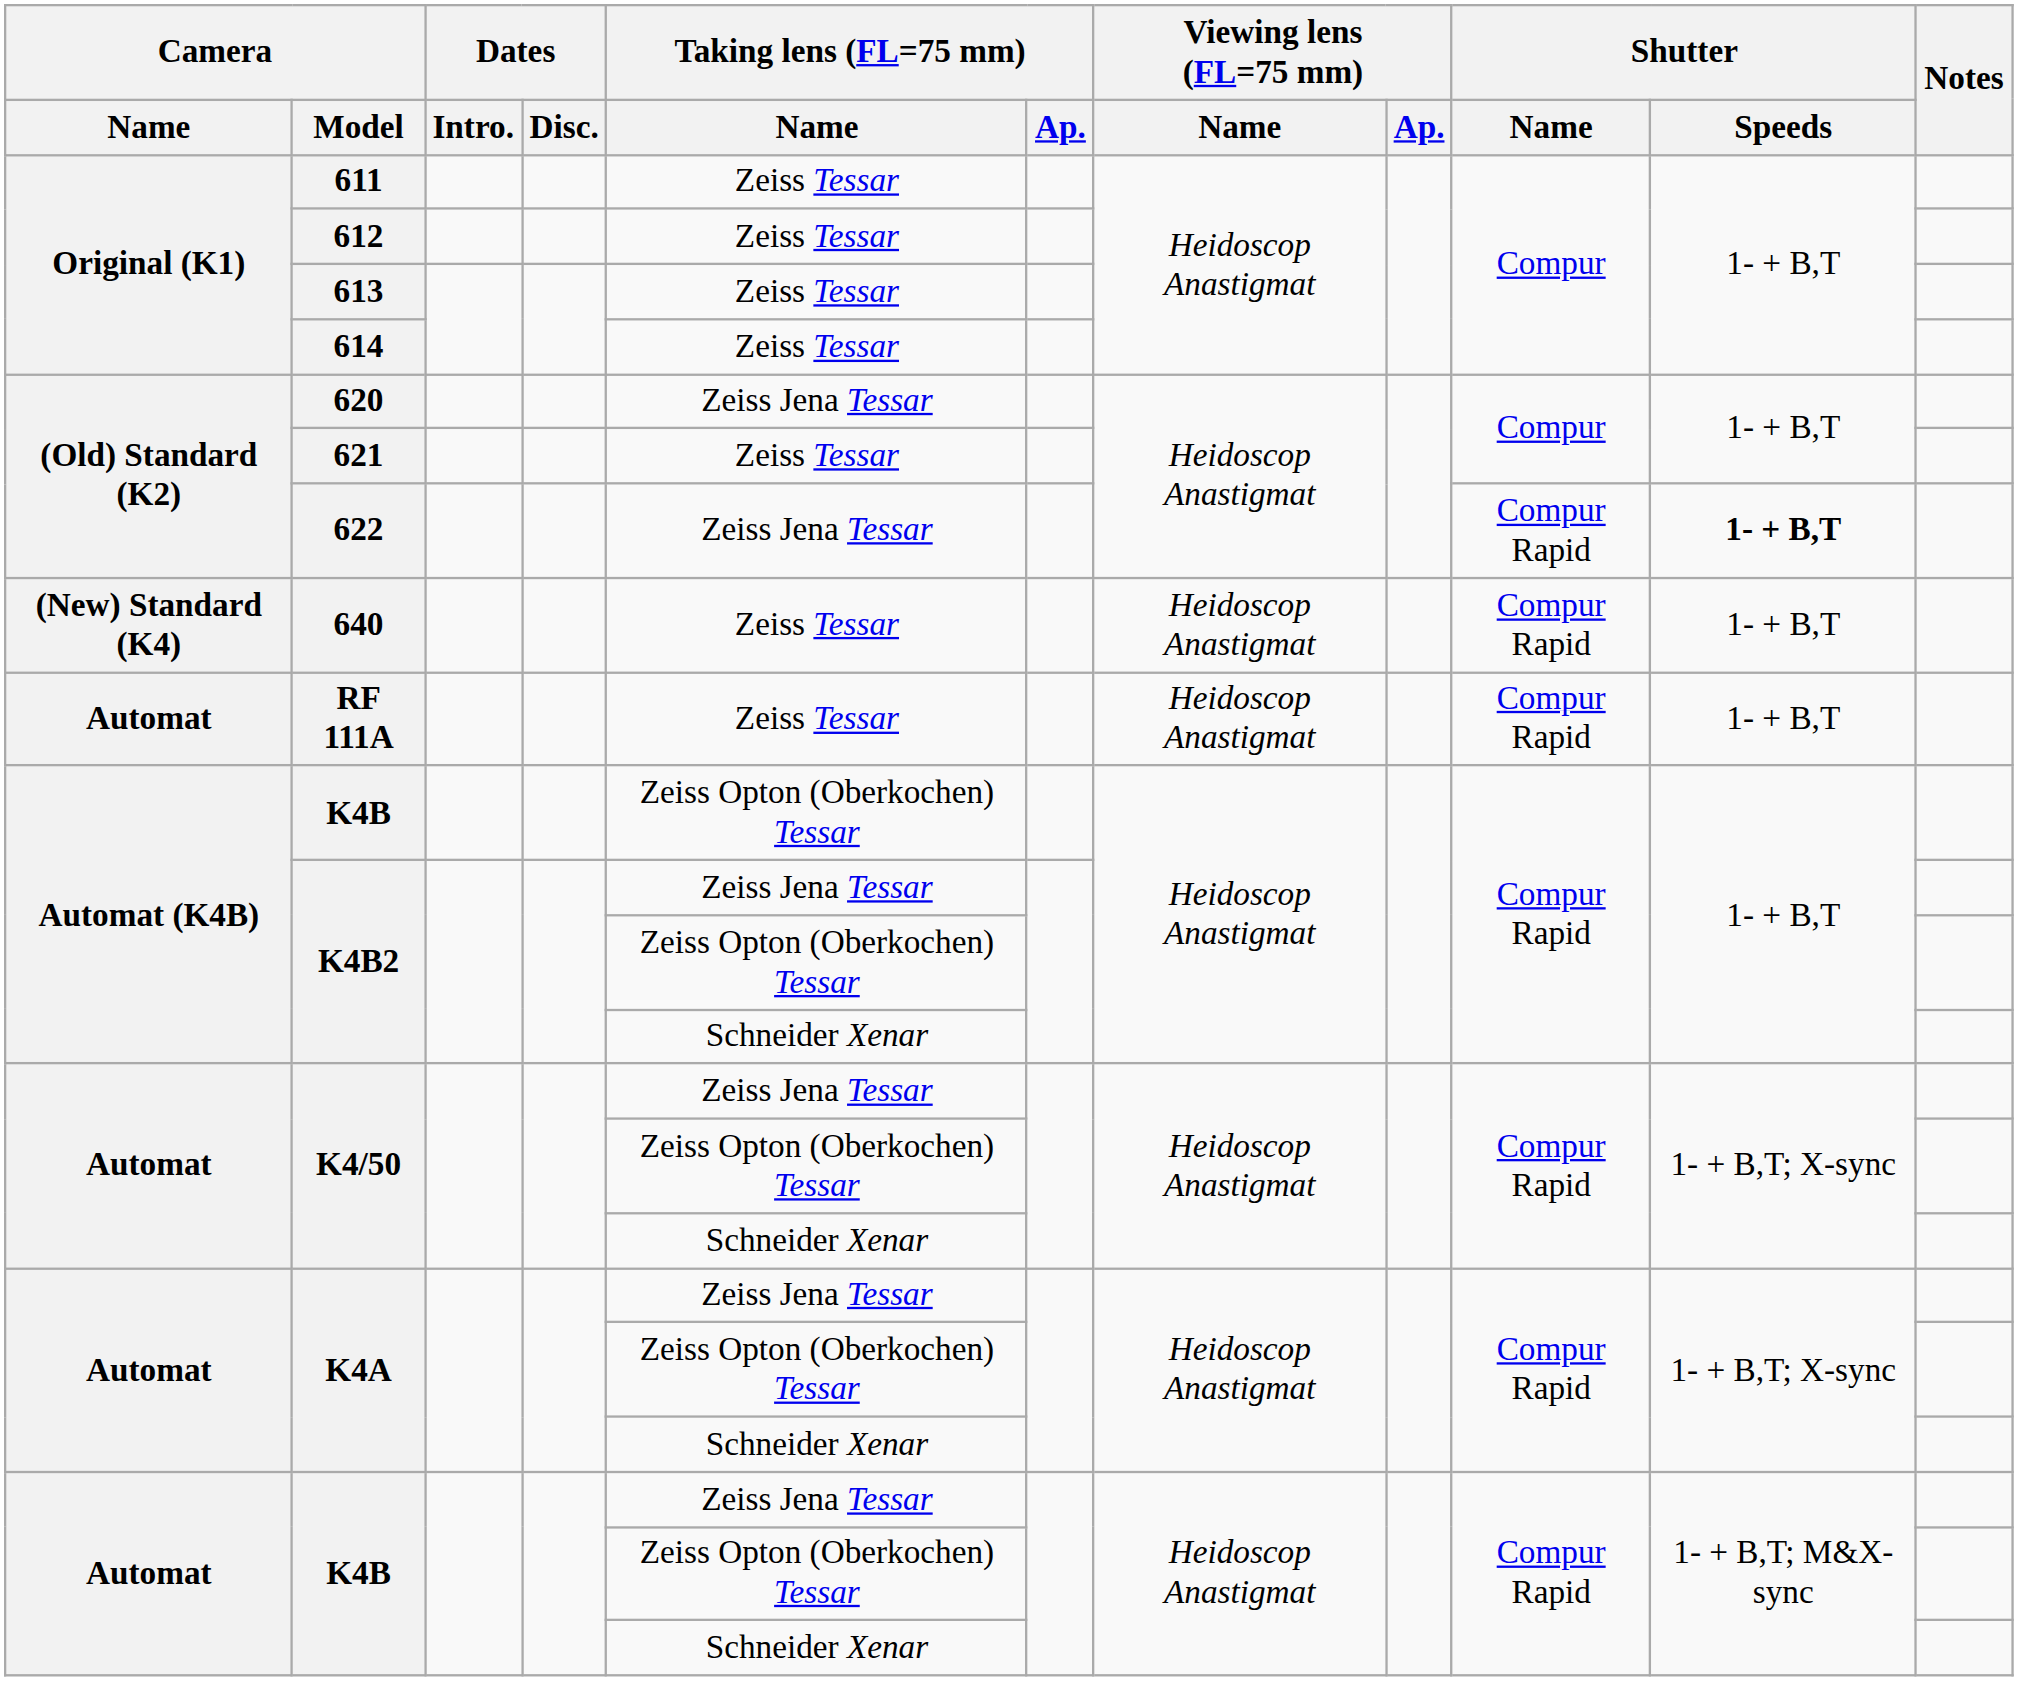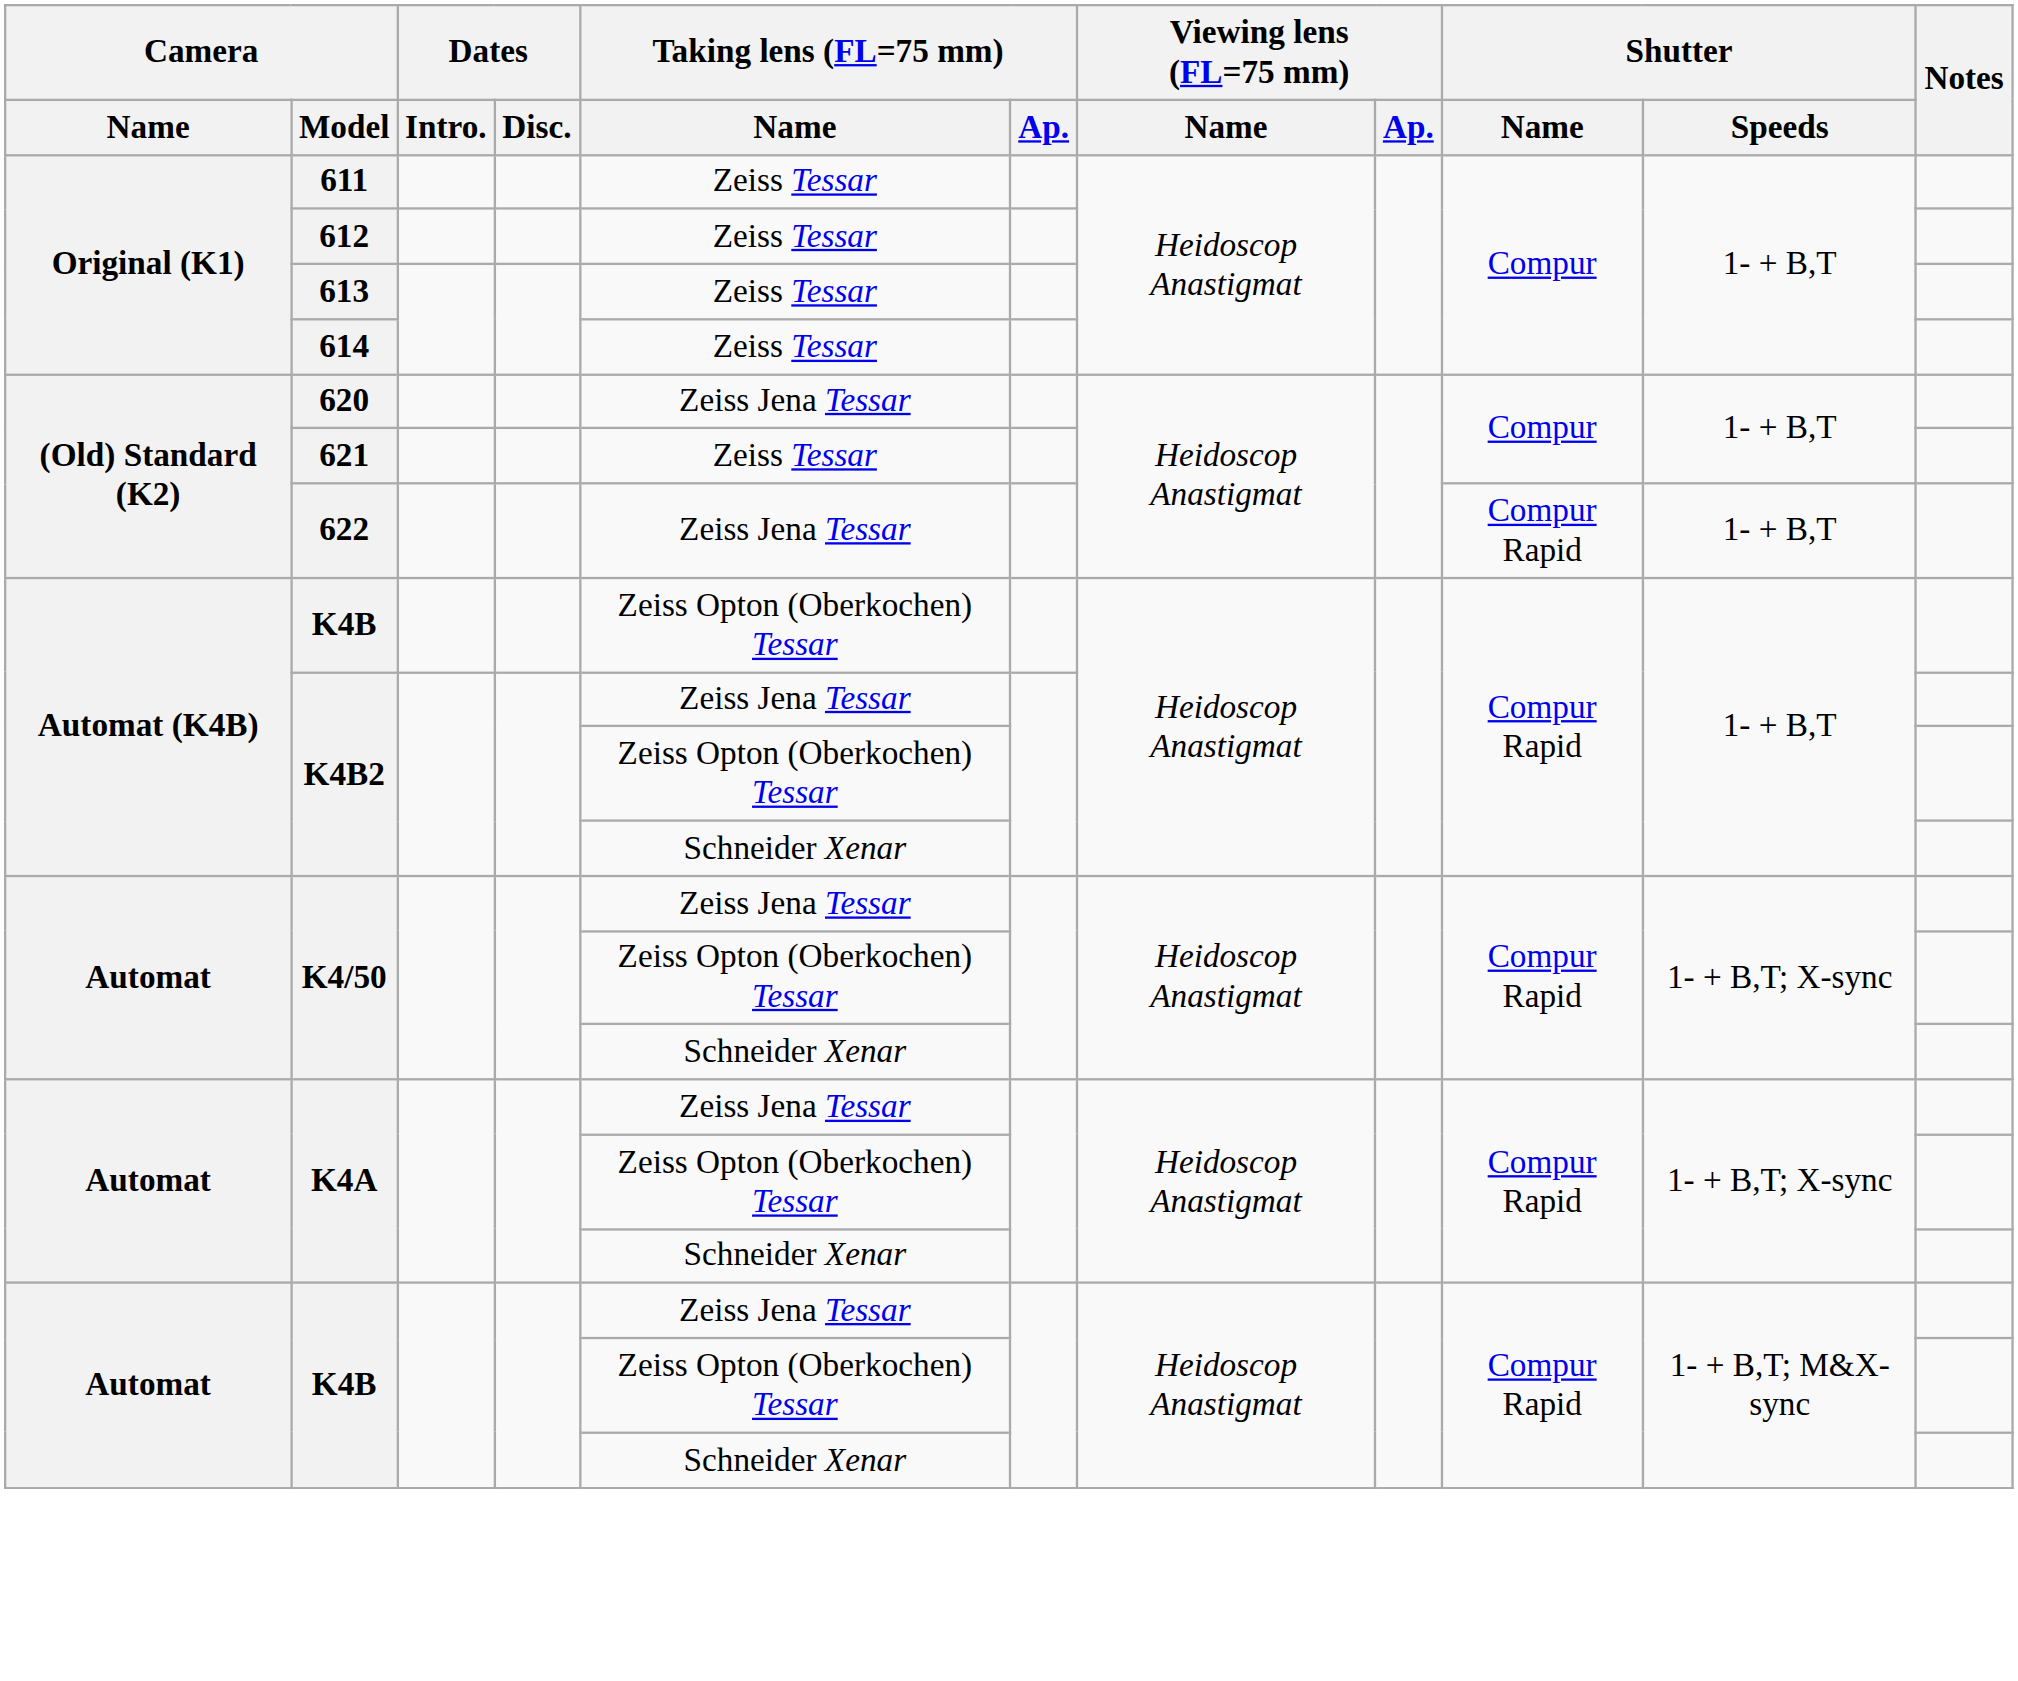(1783, 530) bold -> (1780, 530) normal
- row: (149, 624)
- row: (149, 718)
